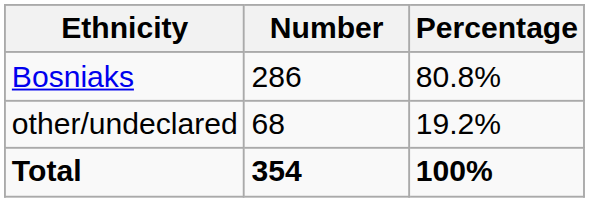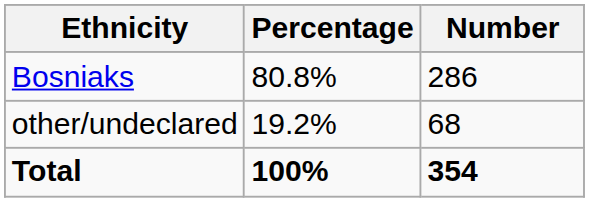columns swapped: (327, 28) <-> (497, 28)
